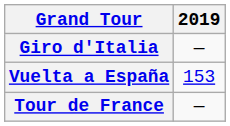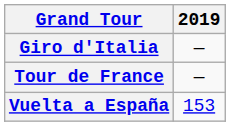rows swapped: (89, 106) <-> (89, 77)
